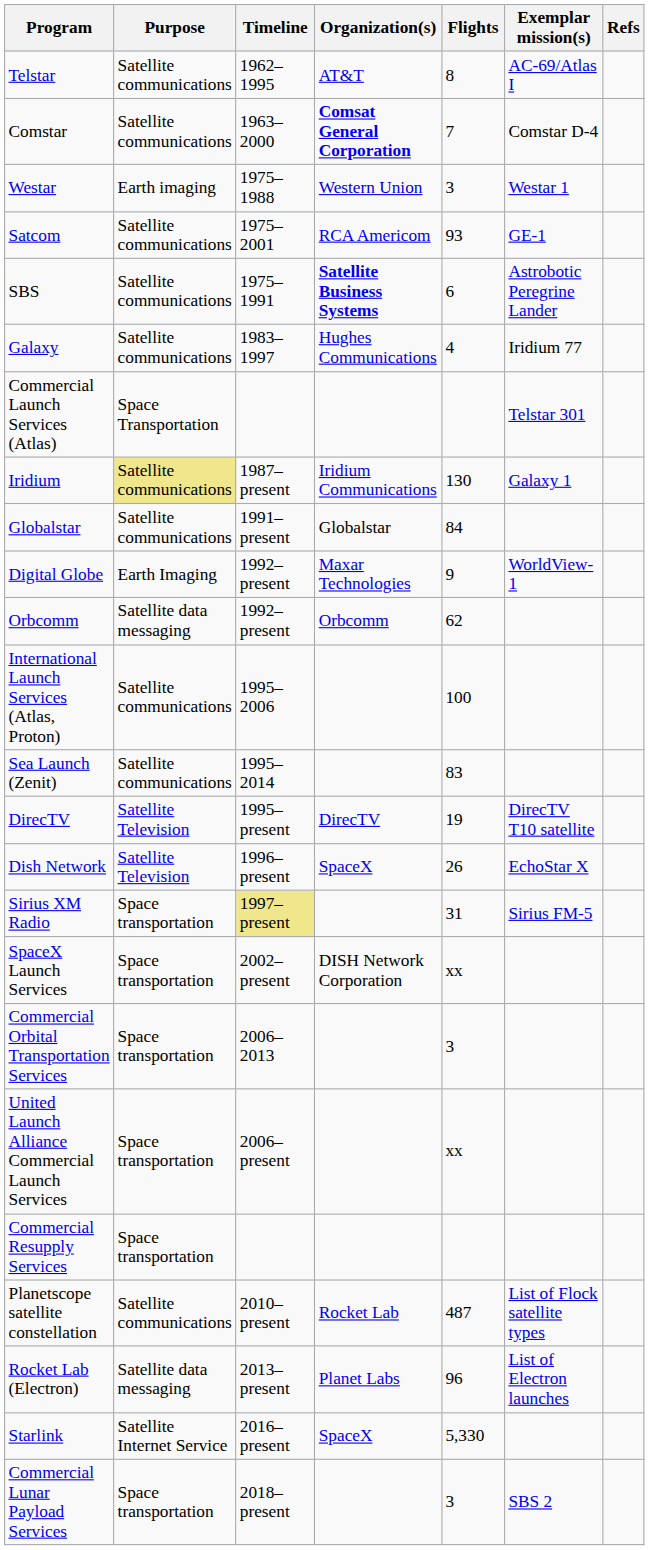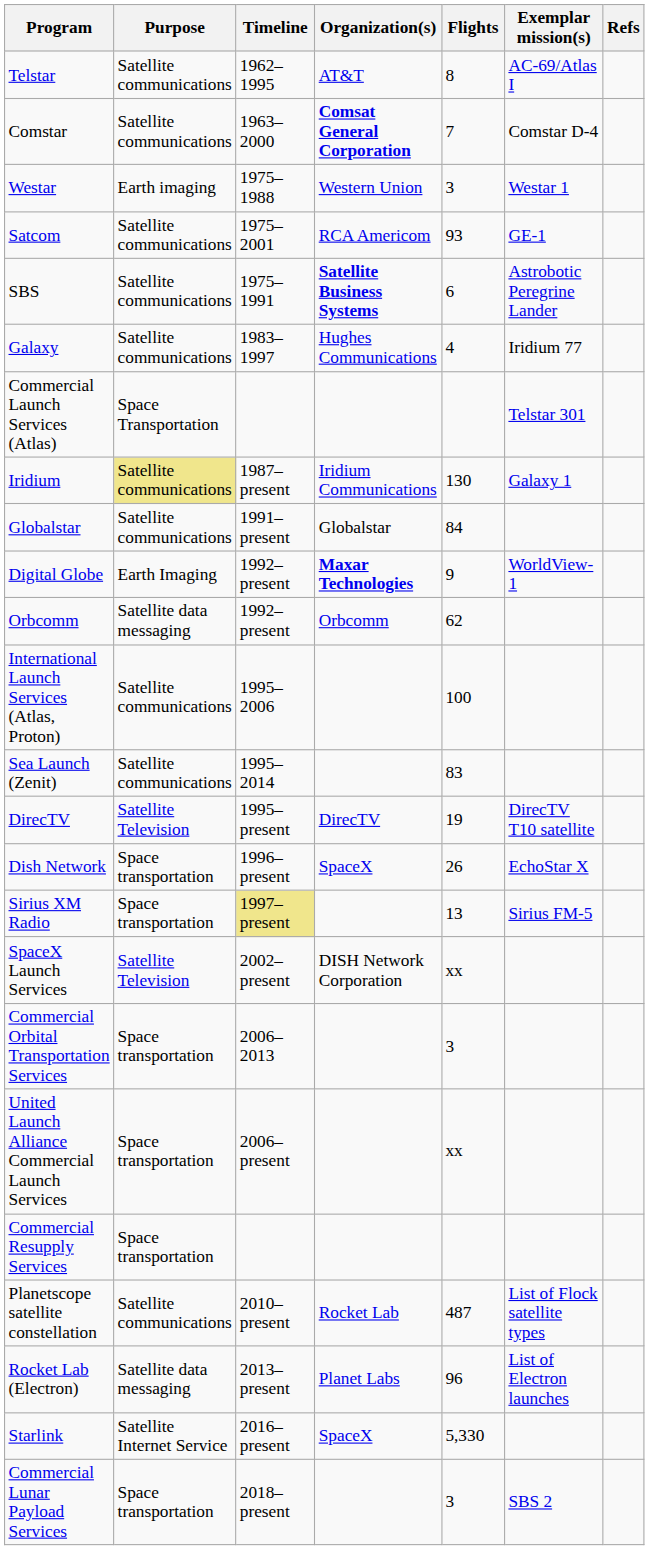(365, 574) normal -> (366, 574) bold
(153, 866) Satellite Television -> (166, 866) Space transportation
(454, 913) 31 -> (454, 913) 13
(166, 970) Space transportation -> (153, 970) Satellite Television
